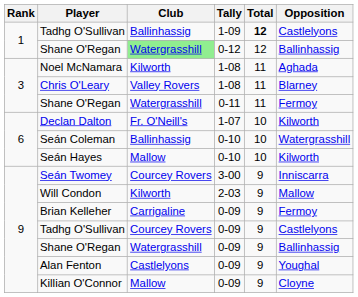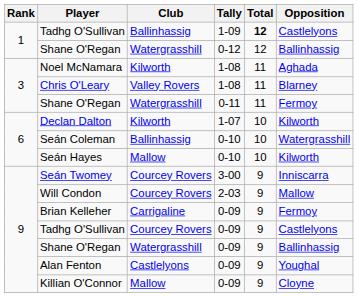(166, 49) lightgreen background -> (166, 49) no background
(159, 121) Fr. O'Neill's -> (150, 121) Kilworth
(150, 193) Kilworth -> (171, 193) Courcey Rovers
